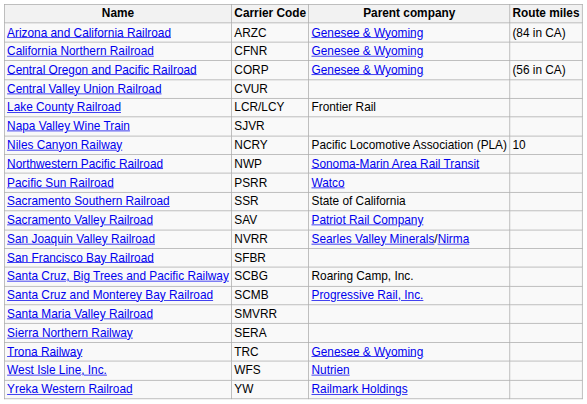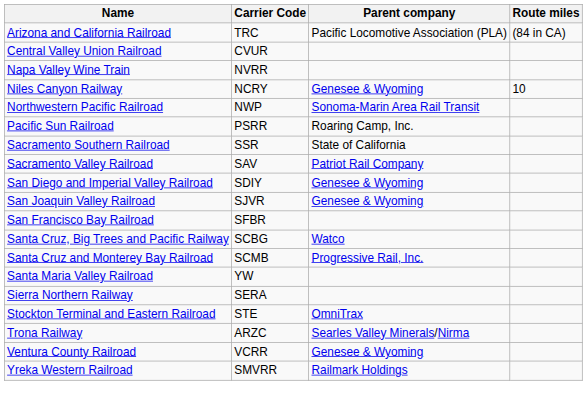(250, 32) ARZC -> (246, 32) TRC
(367, 32) Genesee & Wyoming -> (409, 32) Pacific Locomotive Association (PLA)
- row: (80, 51)
- row: (102, 70)
- row: (64, 107)
(249, 126) SJVR -> (251, 70) NVRR
(409, 145) Pacific Locomotive Association (PLA) -> (367, 88) Genesee & Wyoming
(328, 182) Watco -> (363, 126) Roaring Camp, Inc.
+ row: (110, 182)
(251, 239) NVRR -> (249, 201) SJVR
(390, 239) Searles Valley Minerals/Nirma -> (367, 201) Genesee & Wyoming
(363, 276) Roaring Camp, Inc. -> (328, 239) Watco
(256, 314) SMVRR -> (244, 276) YW
+ row: (111, 314)
(246, 351) TRC -> (250, 333) ARZC
(367, 351) Genesee & Wyoming -> (390, 333) Searles Valley Minerals/Nirma
+ row: (72, 351)
- row: (57, 370)
(244, 389) YW -> (256, 370) SMVRR
